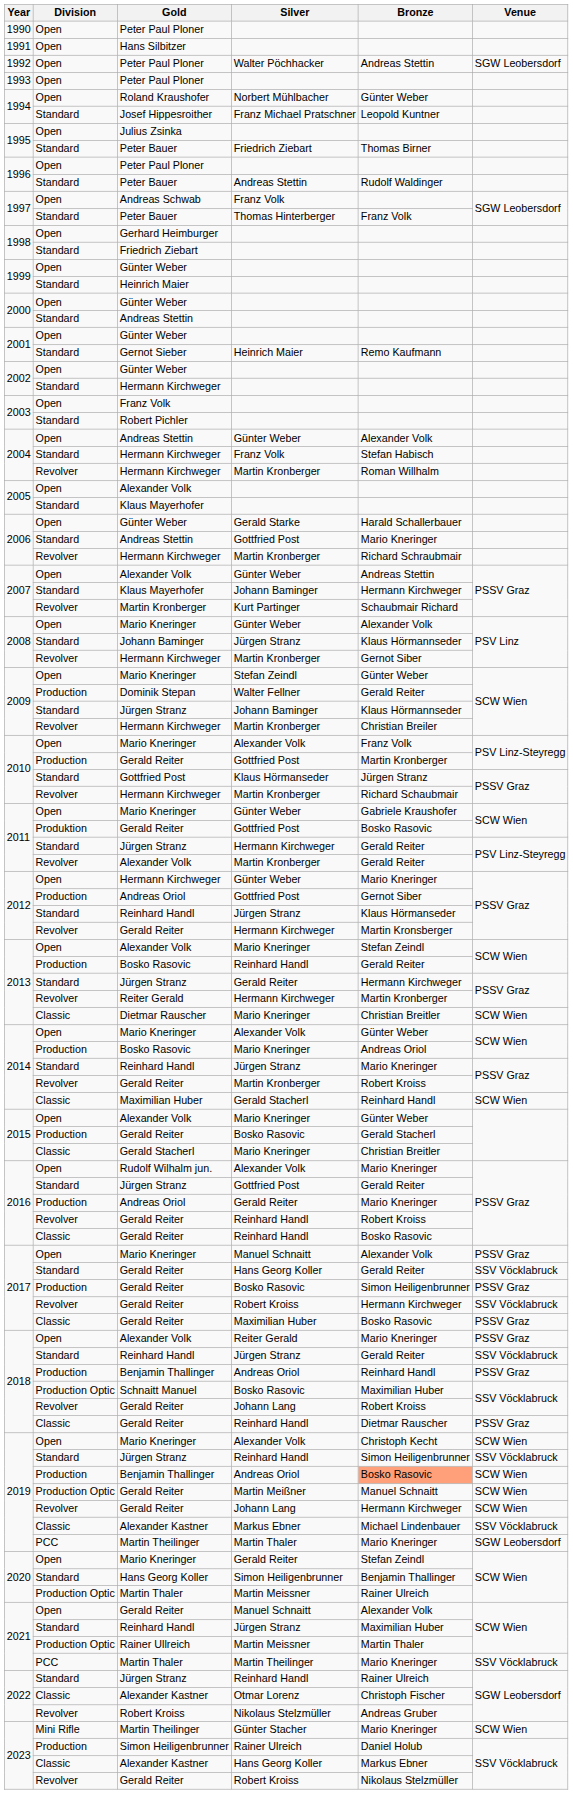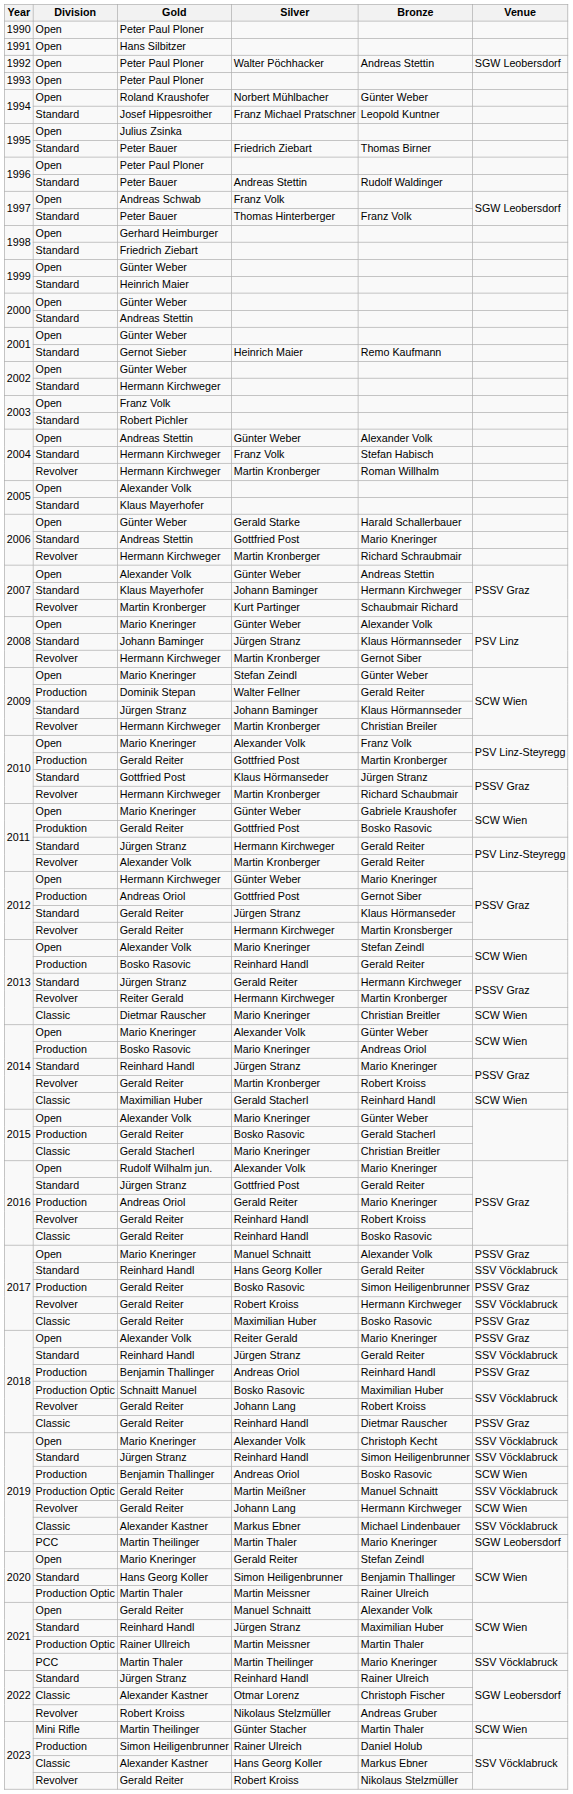(157, 914) Reinhard Handl -> (152, 914) Gerald Reiter
(152, 1271) Gerald Reiter -> (157, 1271) Reinhard Handl
(501, 1441) SCW Wien -> (516, 1441) SSV Vöcklabruck
(396, 1475) lightsalmon background -> (396, 1475) no background
(501, 1492) SCW Wien -> (516, 1492) SSV Vöcklabruck
(399, 1730) Mario Kneringer -> (392, 1730) Martin Thaler
